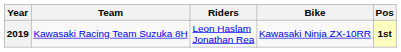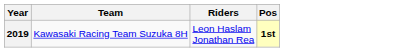- column: (315, 13)
